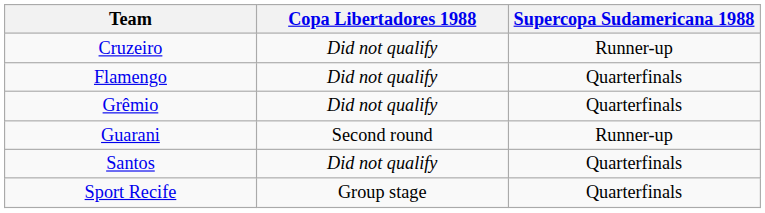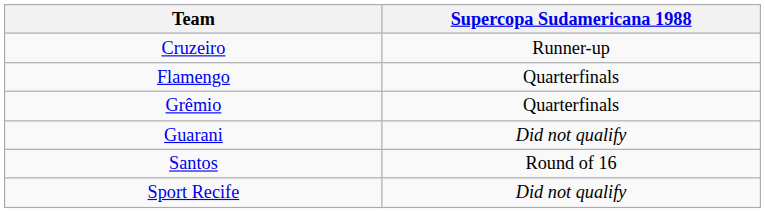- column: (382, 18)
(634, 134) Runner-up -> (571, 134) Did not qualify
(634, 163) Quarterfinals -> (571, 163) Round of 16
(634, 192) Quarterfinals -> (571, 192) Did not qualify
